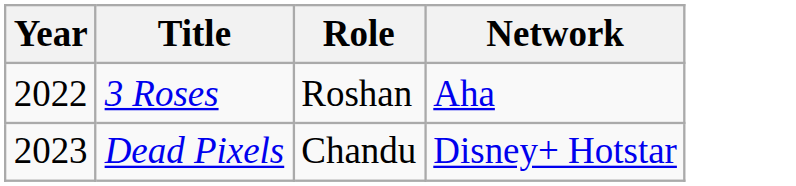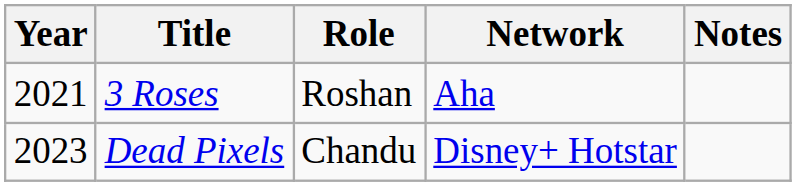+ column: (738, 33)
(51, 92) 2022 -> (51, 92) 2021
